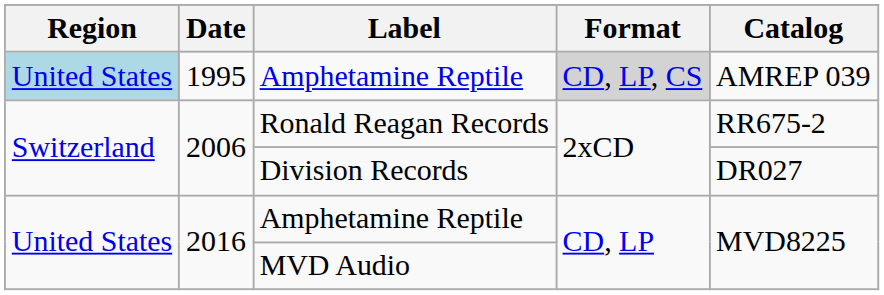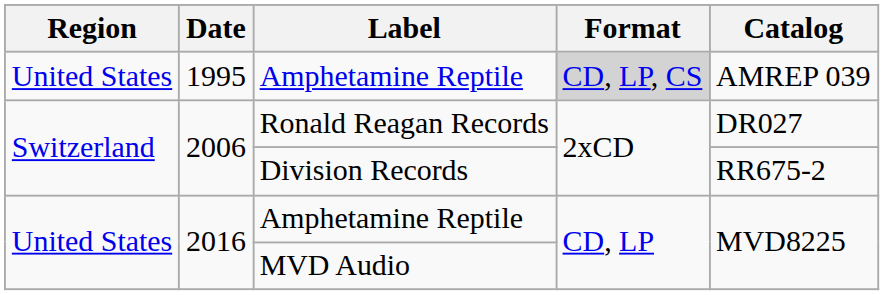(92, 75) lightblue background -> (92, 75) no background
(771, 123) RR675-2 -> (759, 123) DR027
(759, 170) DR027 -> (771, 170) RR675-2
